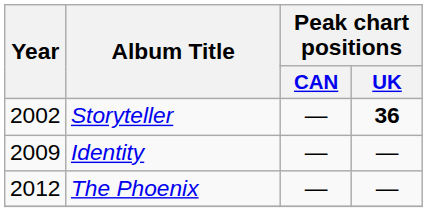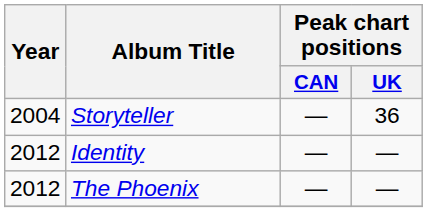(35, 116) 2002 -> (35, 116) 2004
(387, 116) bold -> (387, 116) normal
(35, 152) 2009 -> (35, 152) 2012
